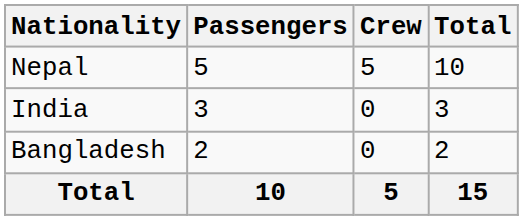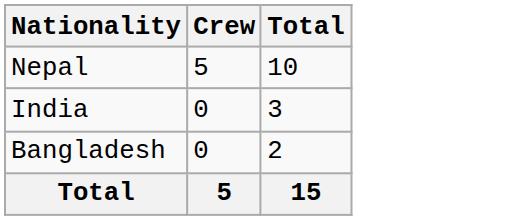- column: (271, 26)
